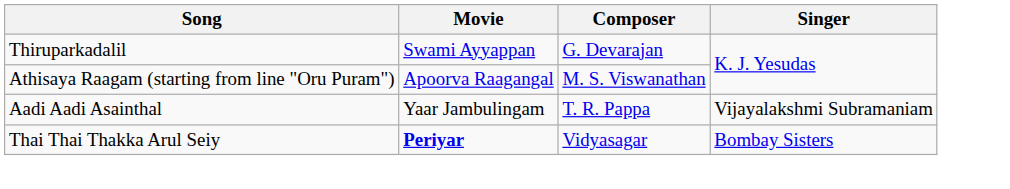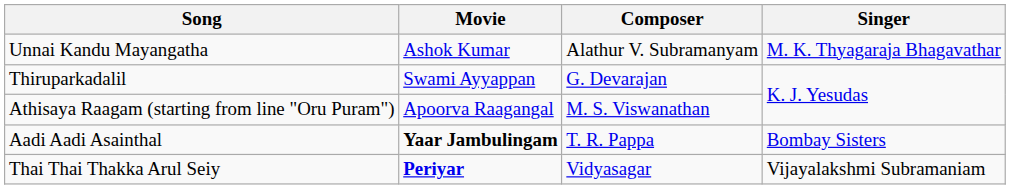+ row: (109, 49)
(474, 109) normal -> (480, 139) bold
(824, 109) Vijayalakshmi Subramaniam -> (826, 139) Bombay Sisters
(774, 139) Bombay Sisters -> (876, 169) Vijayalakshmi Subramaniam
